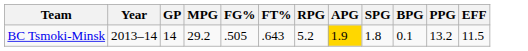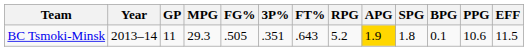+ column: (275, 14)
(170, 35) 14 -> (169, 35) 11
(199, 35) 29.2 -> (199, 35) 29.3
(441, 35) 13.2 -> (475, 35) 10.6
